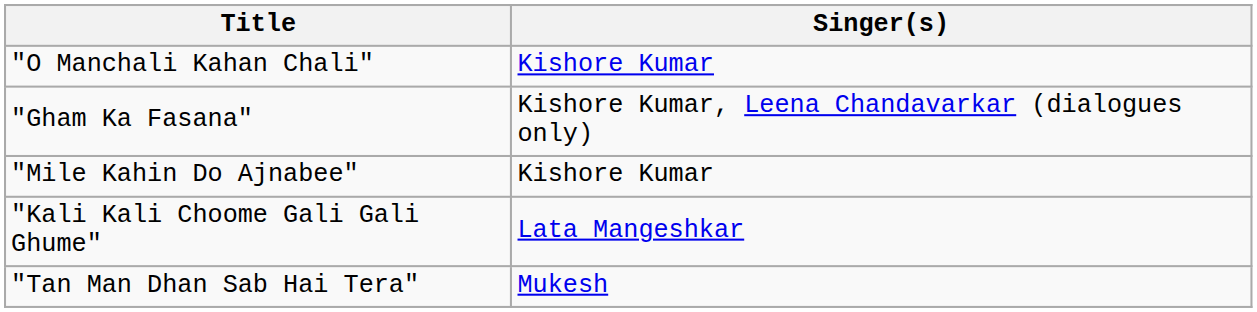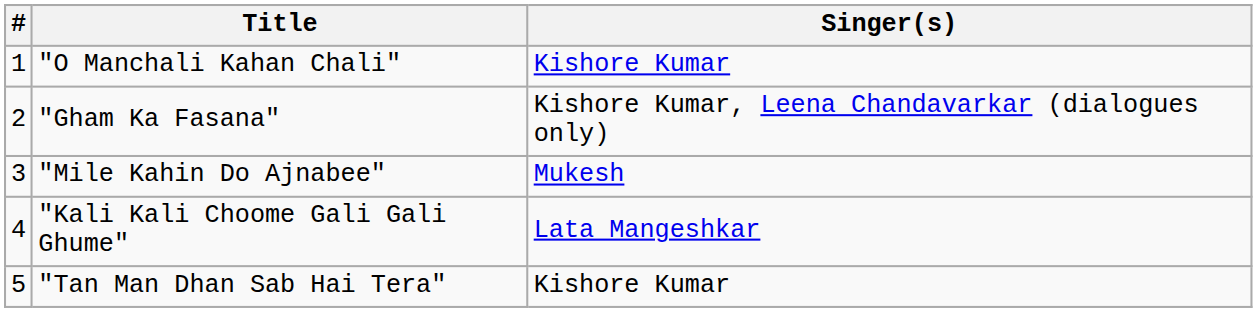+ column: (19, 26)
(616, 176) Kishore Kumar -> (579, 176) Mukesh
(563, 286) Mukesh -> (632, 286) Kishore Kumar
